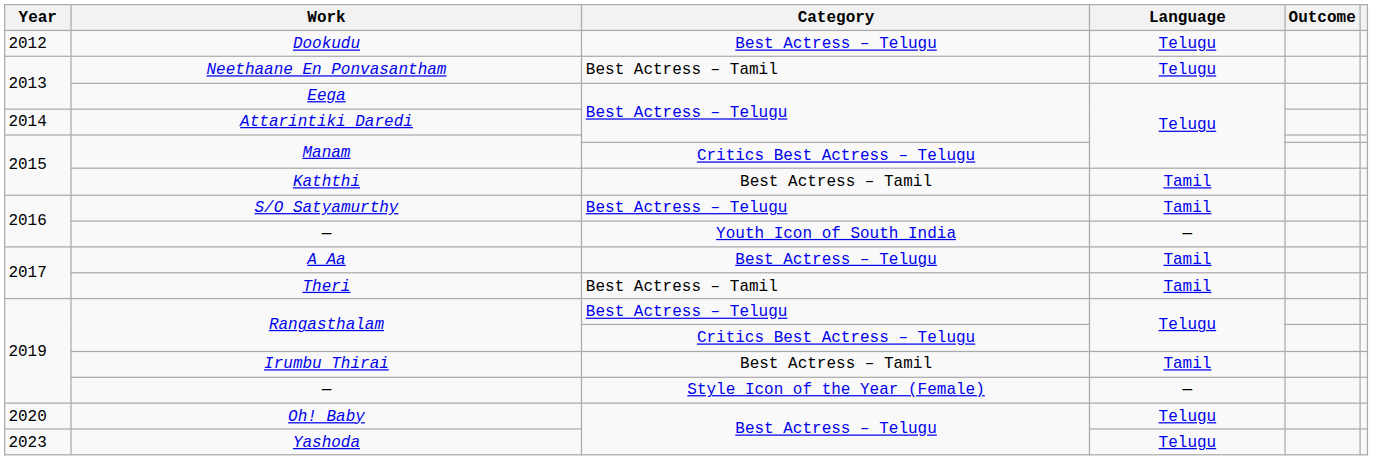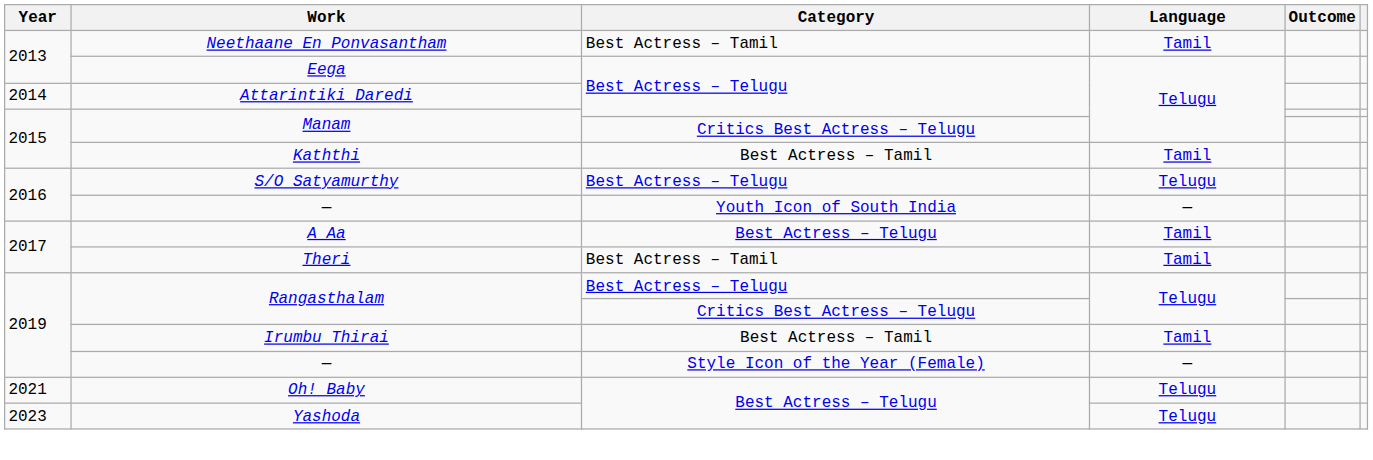- row: (326, 44)
(1187, 70) Telugu -> (1187, 44) Tamil
(1187, 208) Tamil -> (1187, 182) Telugu
(28, 416) 2020 -> (28, 390) 2021
